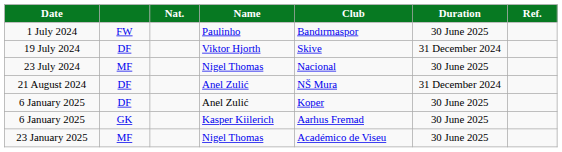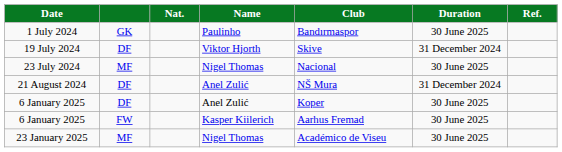(124, 31) FW -> (124, 31) GK
(124, 120) GK -> (124, 120) FW
